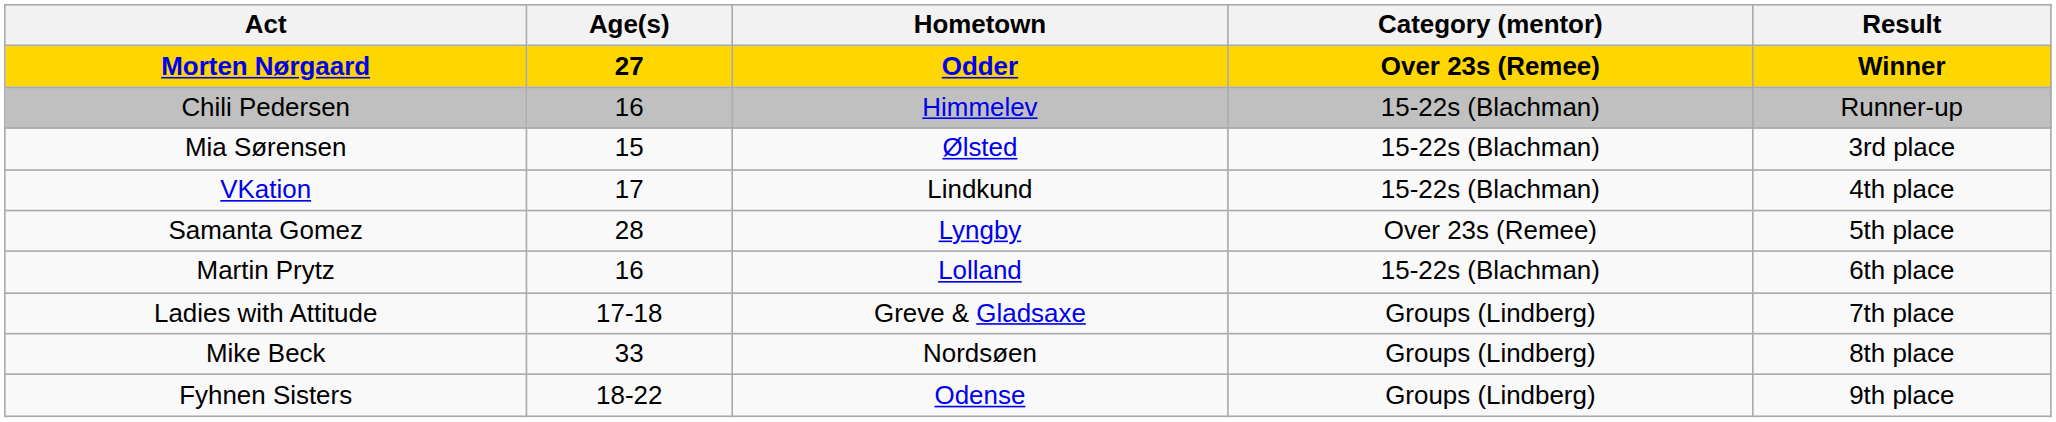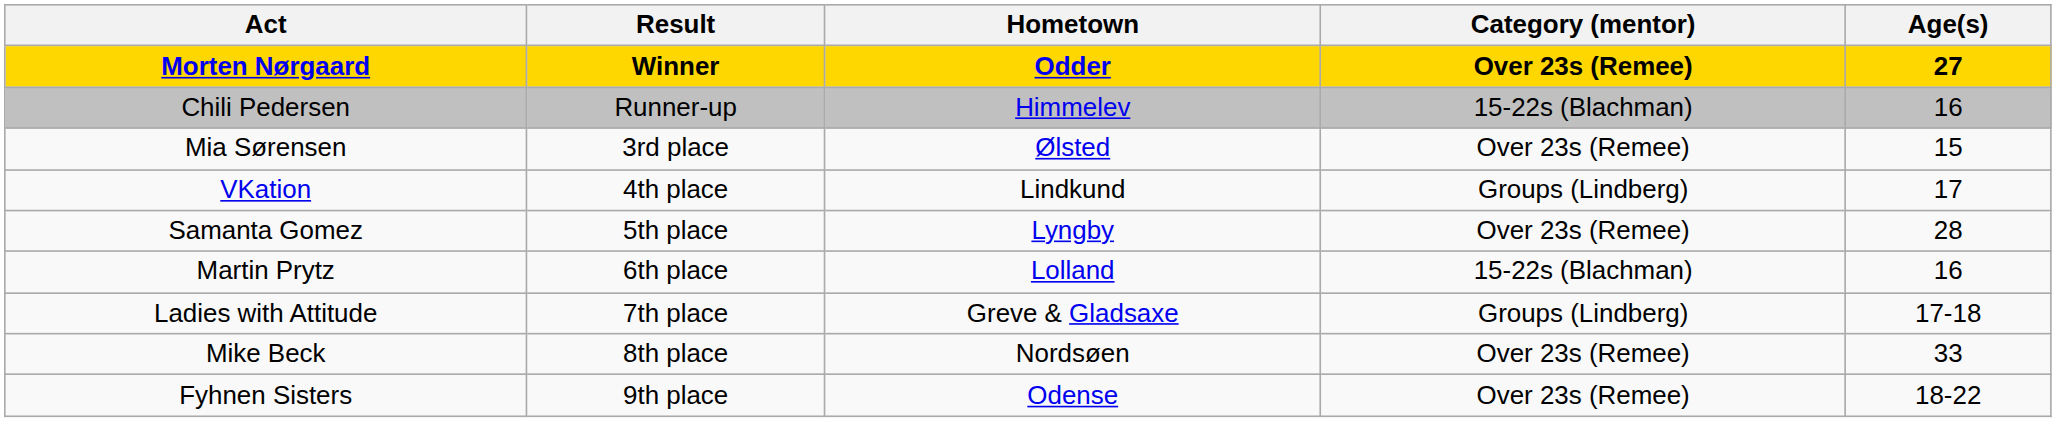columns swapped: (629, 25) <-> (1902, 25)
(1490, 148) 15-22s (Blachman) -> (1583, 148) Over 23s (Remee)
(1490, 189) 15-22s (Blachman) -> (1583, 189) Groups (Lindberg)
(1490, 353) Groups (Lindberg) -> (1583, 353) Over 23s (Remee)
(1490, 395) Groups (Lindberg) -> (1583, 395) Over 23s (Remee)
